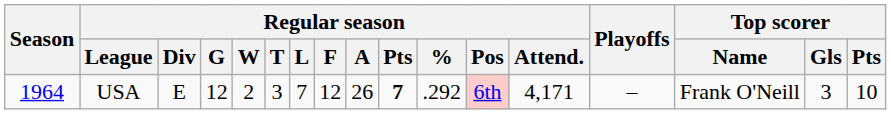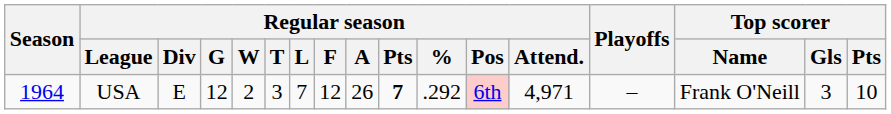(549, 91) 4,171 -> (549, 91) 4,971
